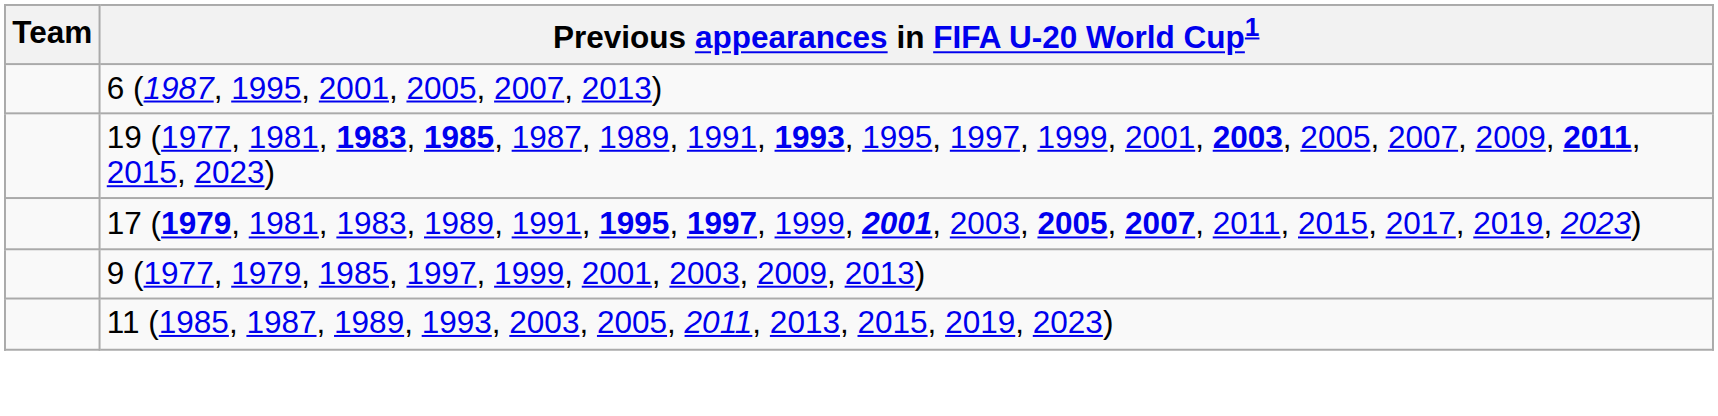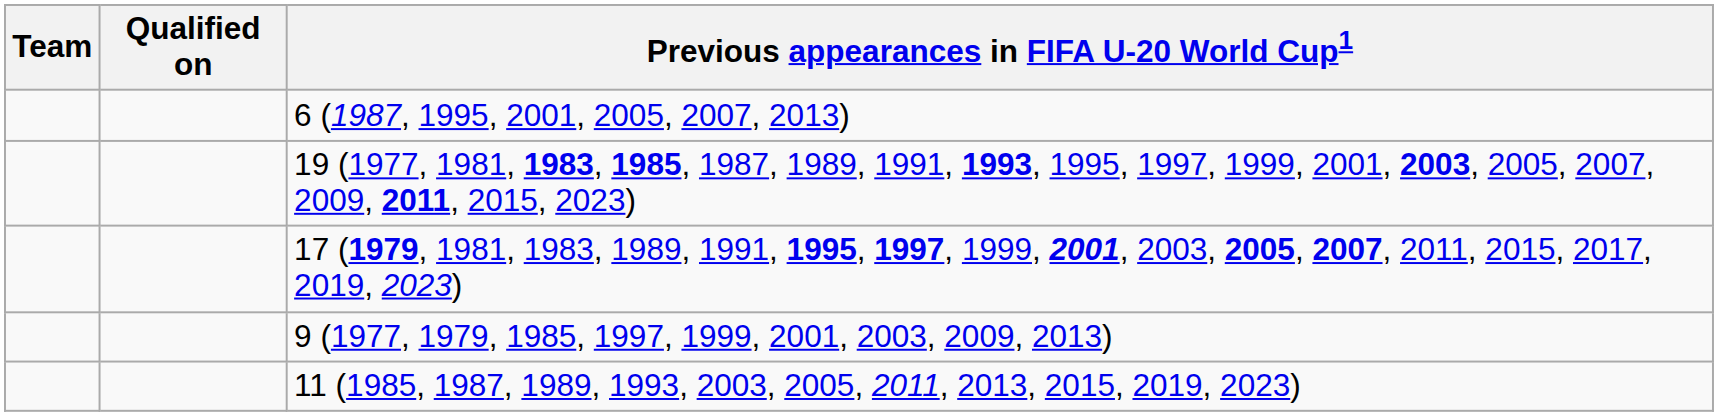+ column: (193, 47)
